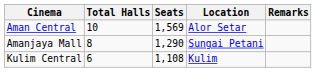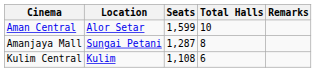columns swapped: (118, 12) <-> (226, 12)
(169, 28) 1,569 -> (181, 28) 1,599
(169, 44) 1,290 -> (181, 44) 1,287
